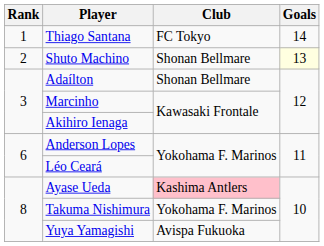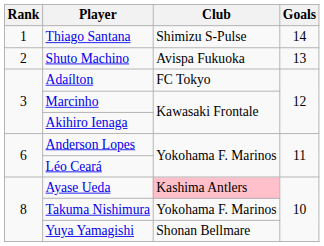(183, 36) FC Tokyo -> (201, 36) Shimizu S-Pulse
(203, 58) Shonan Bellmare -> (201, 58) Avispa Fukuoka
(299, 58) lightyellow background -> (299, 58) no background
(203, 79) Shonan Bellmare -> (183, 79) FC Tokyo
(201, 230) Avispa Fukuoka -> (203, 230) Shonan Bellmare
